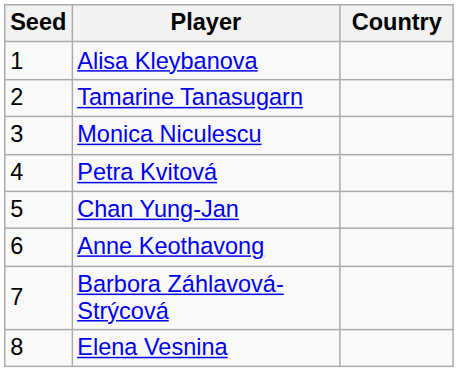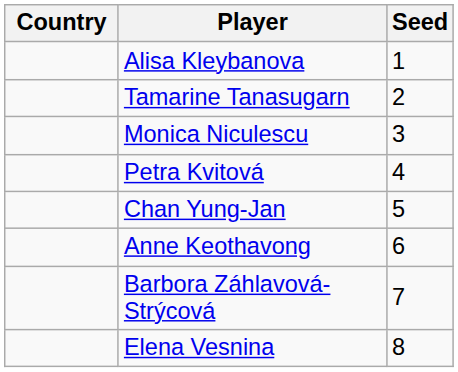columns swapped: (397, 23) <-> (38, 23)
